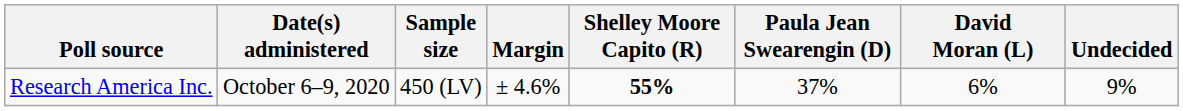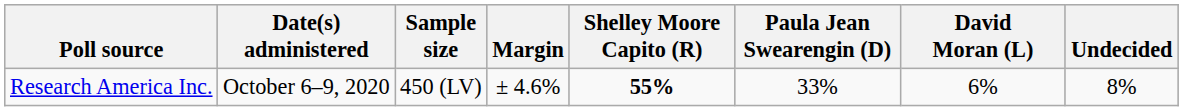(817, 86) 37% -> (817, 86) 33%
(1122, 86) 9% -> (1122, 86) 8%
